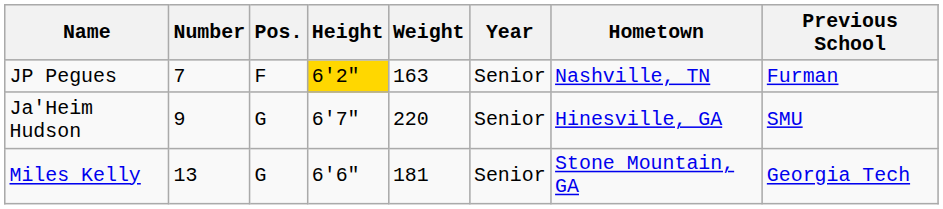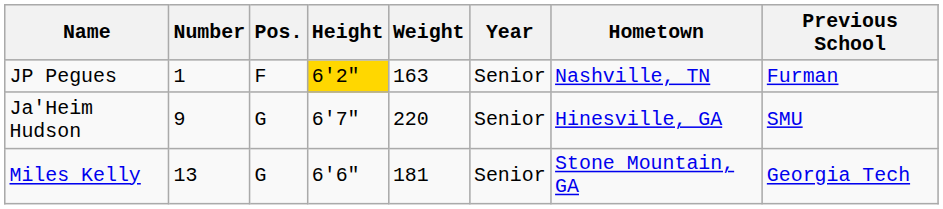(179, 76) 7 -> (179, 76) 1
